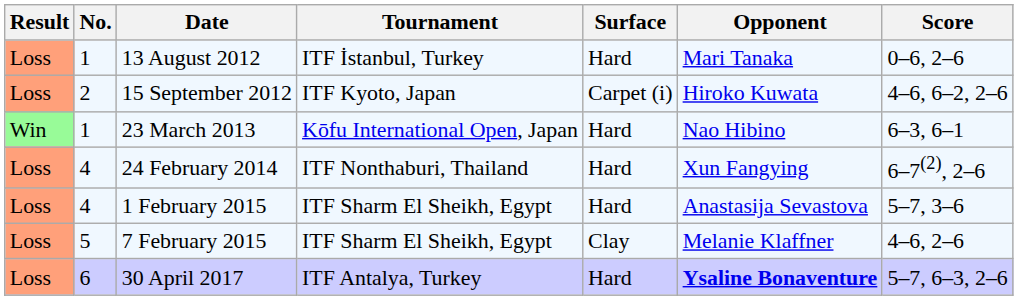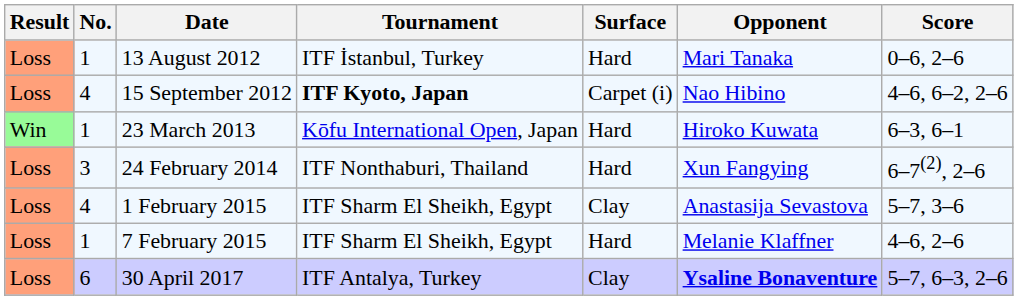(85, 92) 2 -> (85, 92) 4
(379, 92) normal -> (385, 92) bold
(750, 92) Hiroko Kuwata -> (734, 92) Nao Hibino
(734, 128) Nao Hibino -> (750, 128) Hiroko Kuwata
(85, 166) 4 -> (85, 166) 3
(610, 205) Hard -> (609, 205) Clay
(85, 240) 5 -> (85, 240) 1
(609, 240) Clay -> (610, 240) Hard
(610, 276) Hard -> (609, 276) Clay
